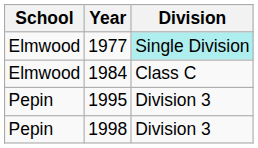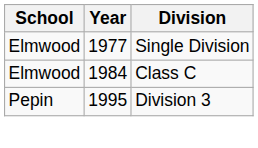(192, 45) paleturquoise background -> (192, 45) no background
- row: (108, 128)
